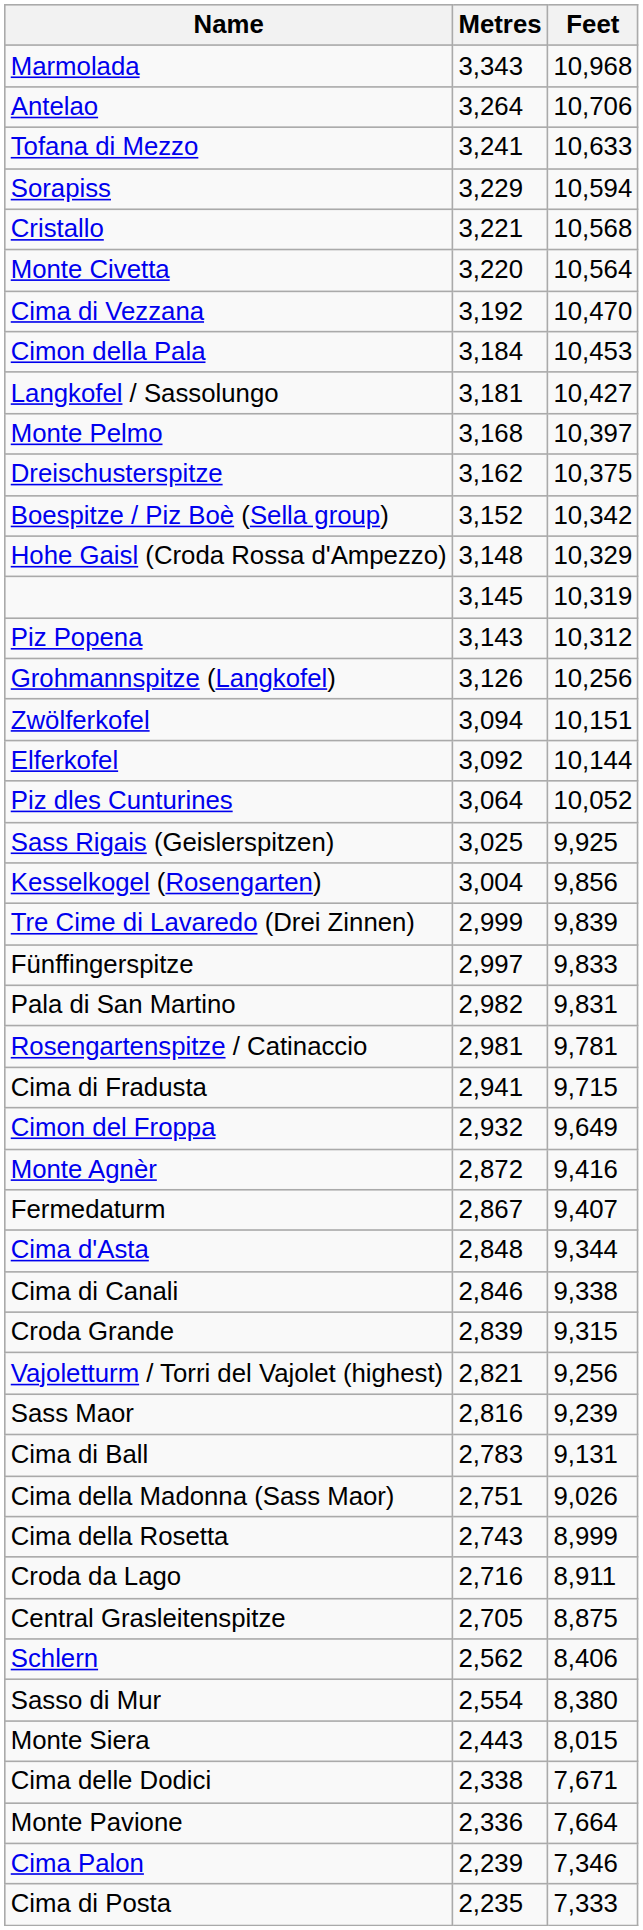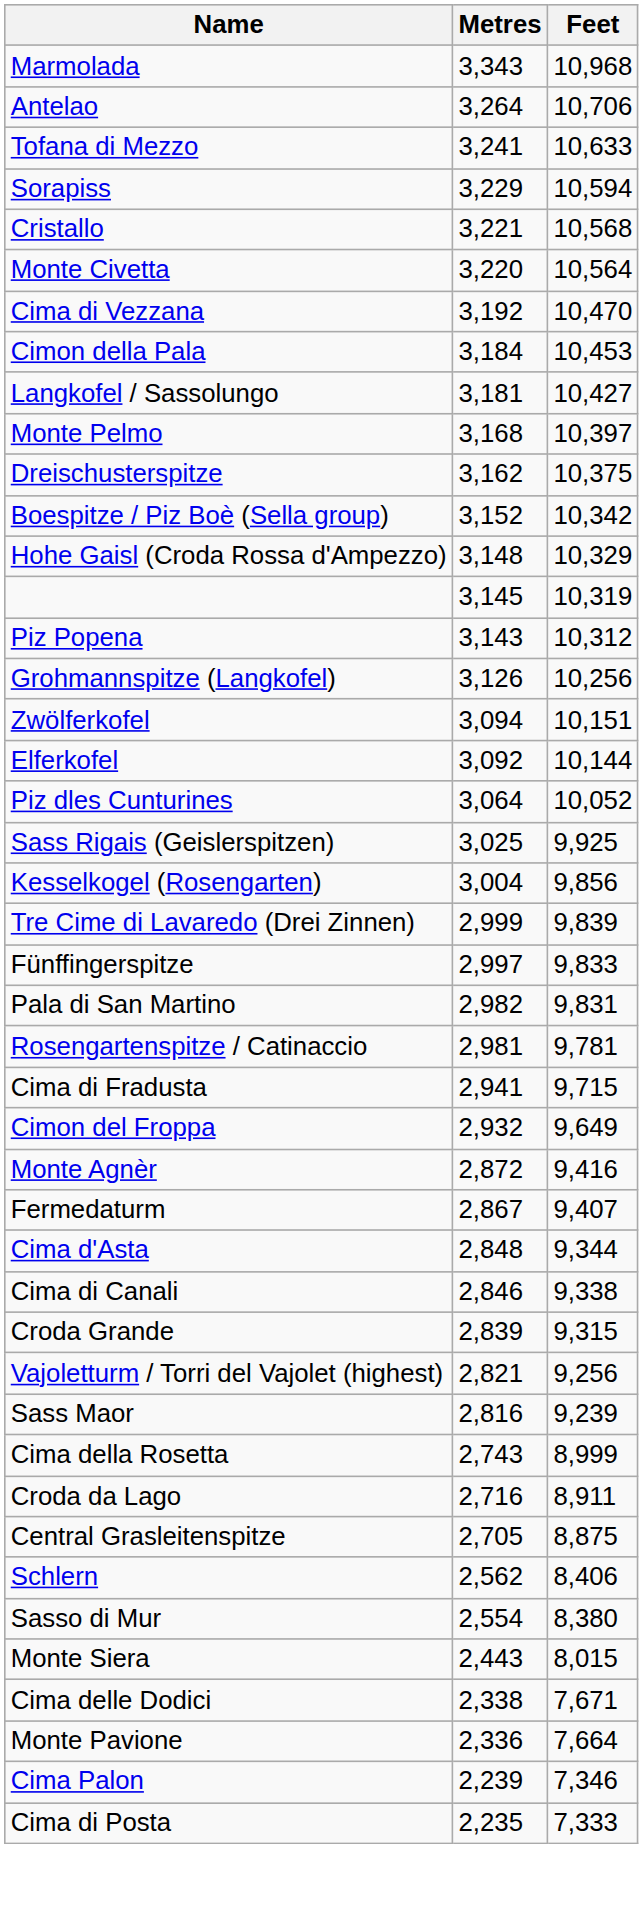- row: (79, 1454)
- row: (203, 1495)
